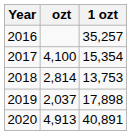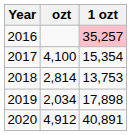(103, 36) no background -> (103, 36) pink background
(60, 99) 2,037 -> (60, 99) 2,034
(60, 120) 4,913 -> (60, 120) 4,912
